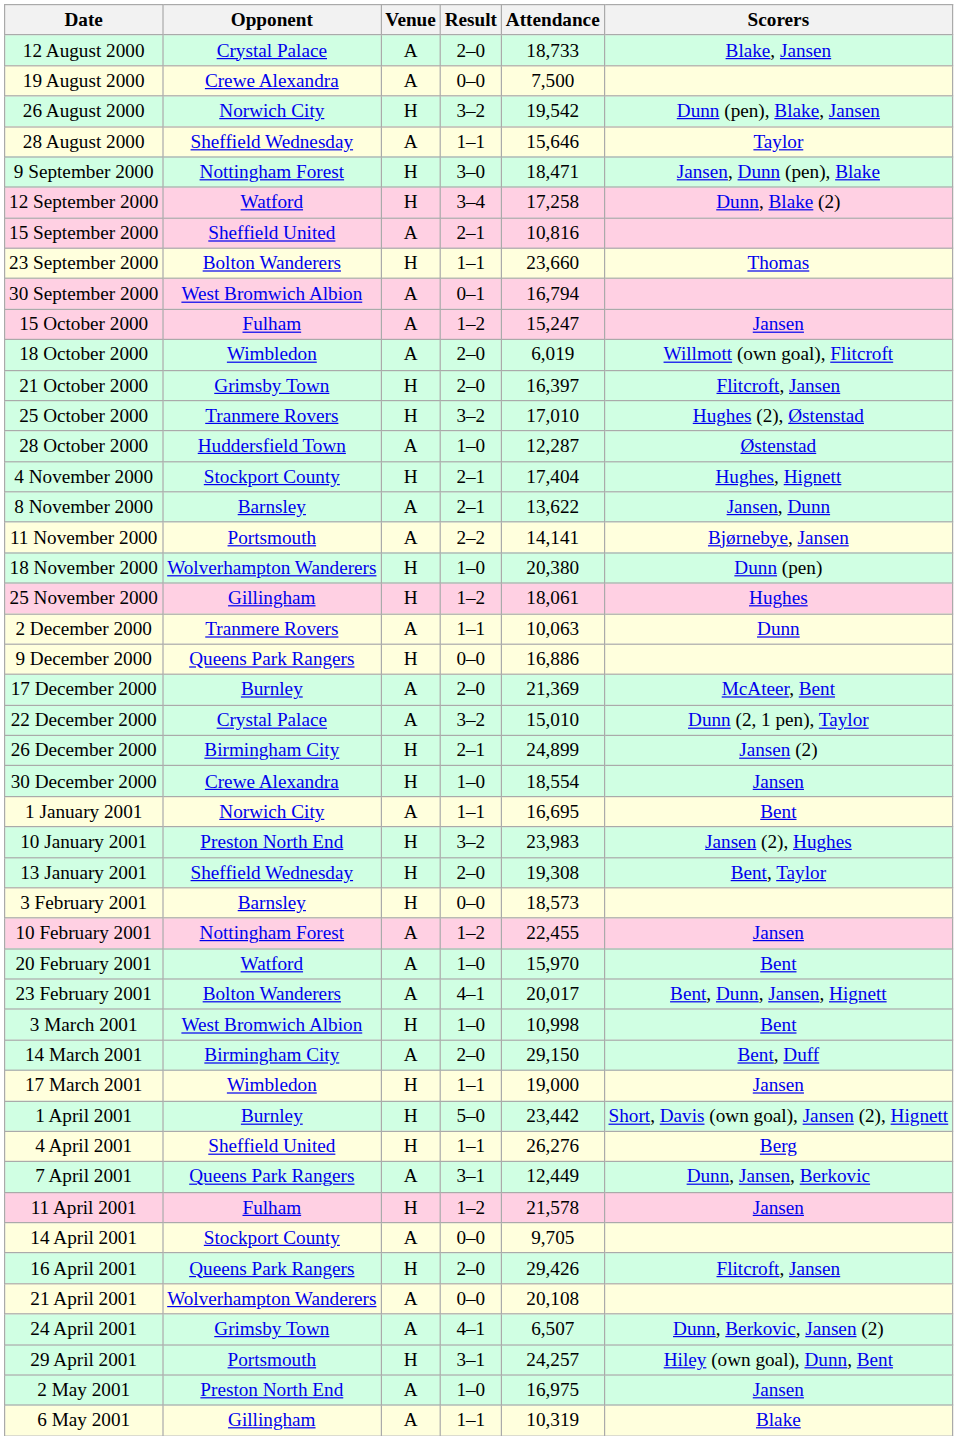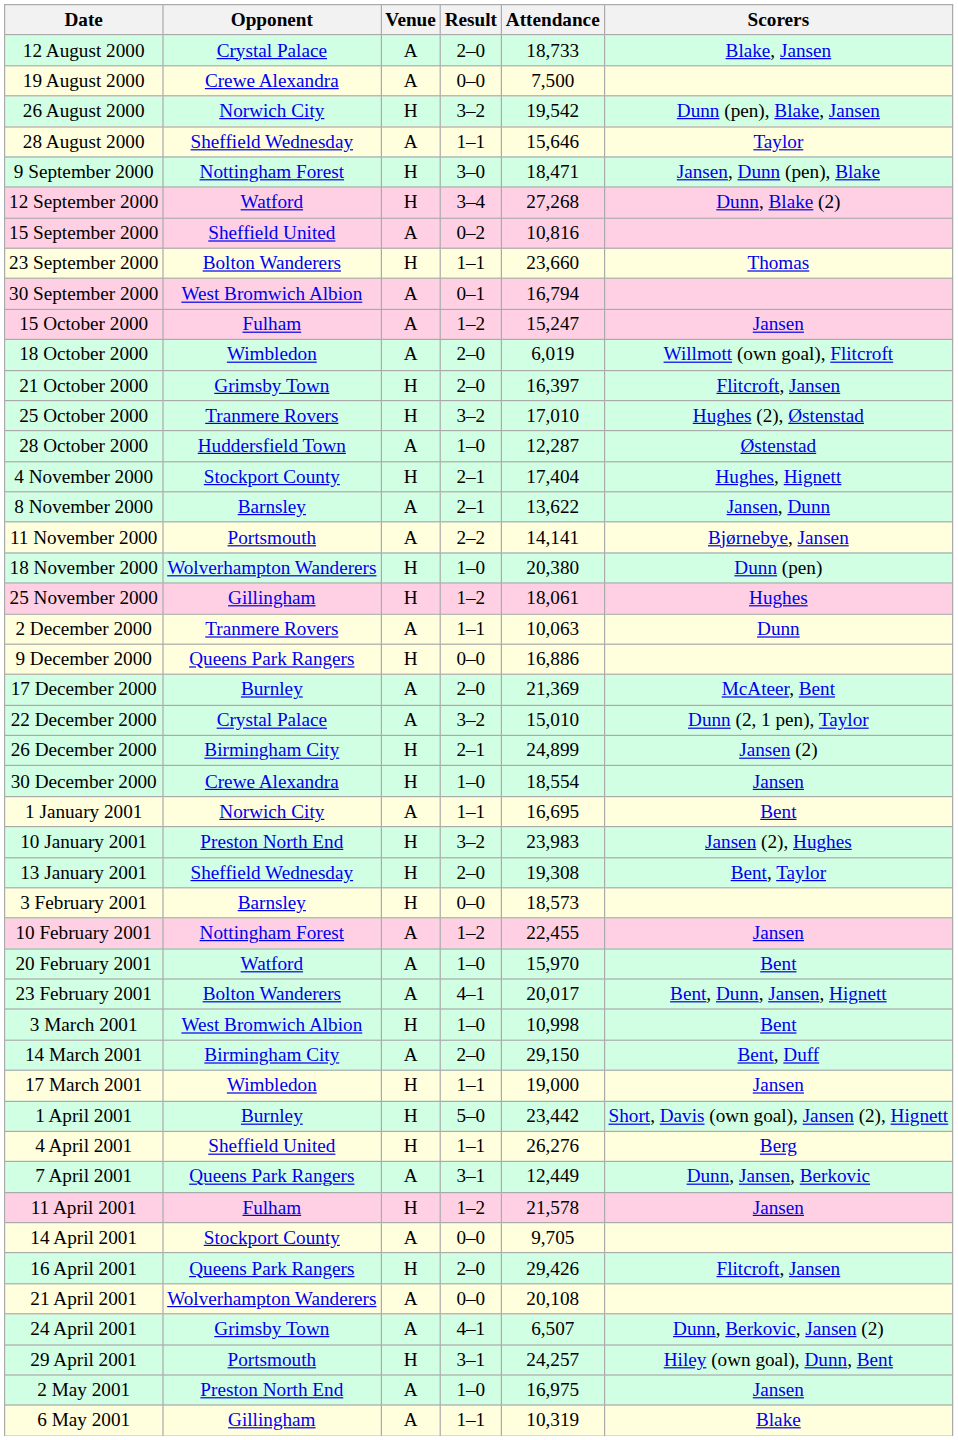(553, 202) 17,258 -> (553, 202) 27,268
(471, 232) 2–1 -> (471, 232) 0–2
